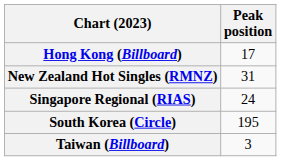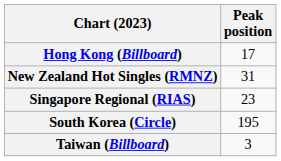(248, 99) 24 -> (248, 99) 23
